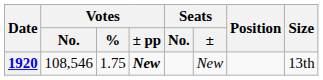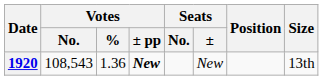(69, 63) 108,546 -> (69, 63) 108,543
(113, 63) 1.75 -> (113, 63) 1.36
